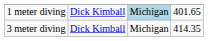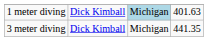(187, 12) 401.65 -> (187, 12) 401.63
(187, 28) 414.35 -> (187, 28) 441.35
